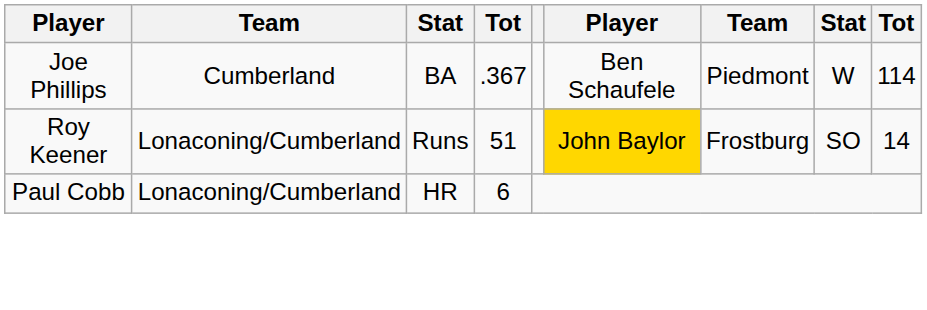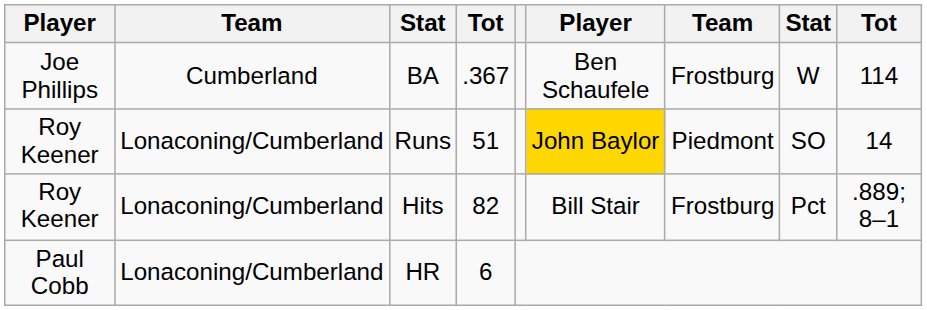(758, 75) Piedmont -> (723, 75) Frostburg
(758, 141) Frostburg -> (723, 141) Piedmont
+ row: (423, 206)
